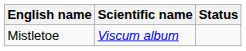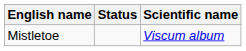columns swapped: (145, 14) <-> (218, 14)
